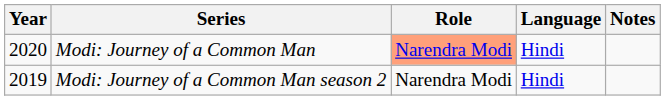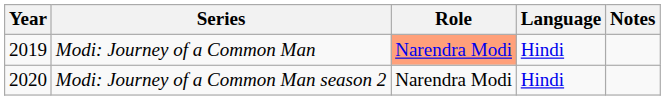(28, 49) 2020 -> (28, 49) 2019
(28, 79) 2019 -> (28, 79) 2020
